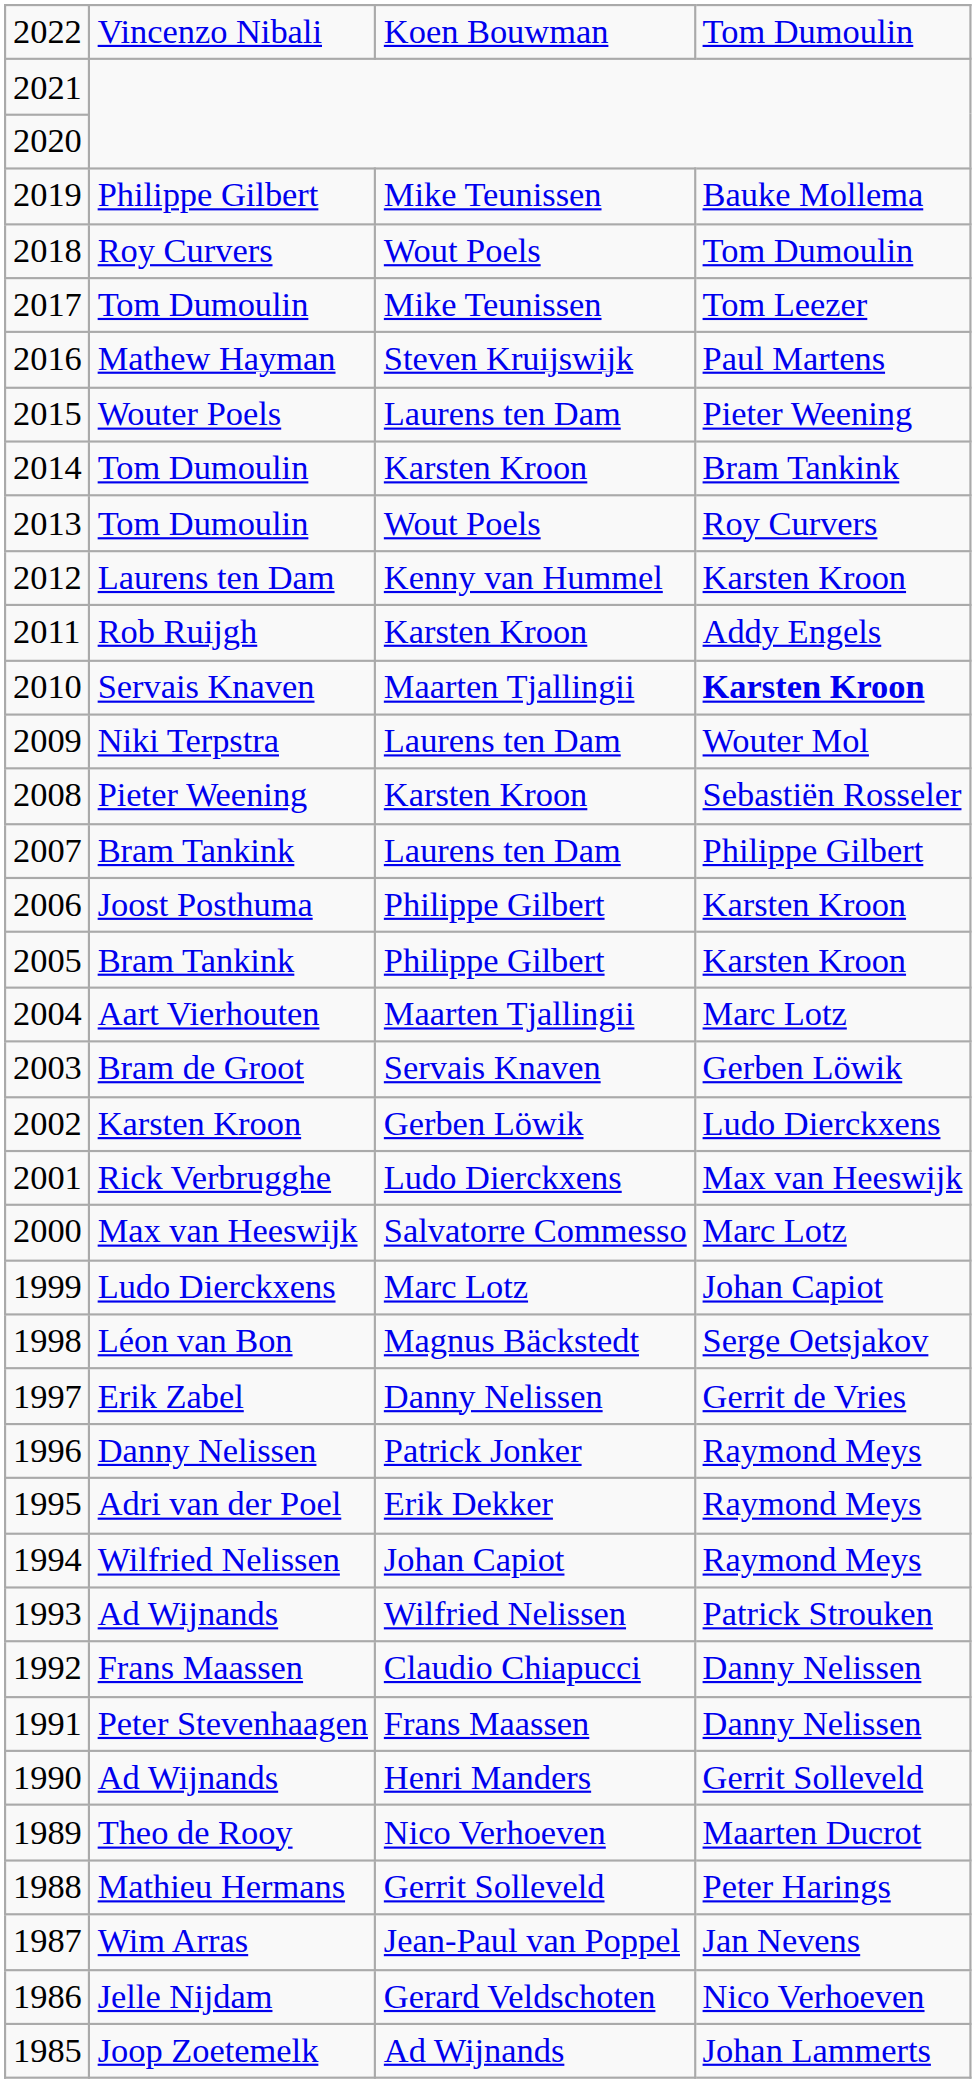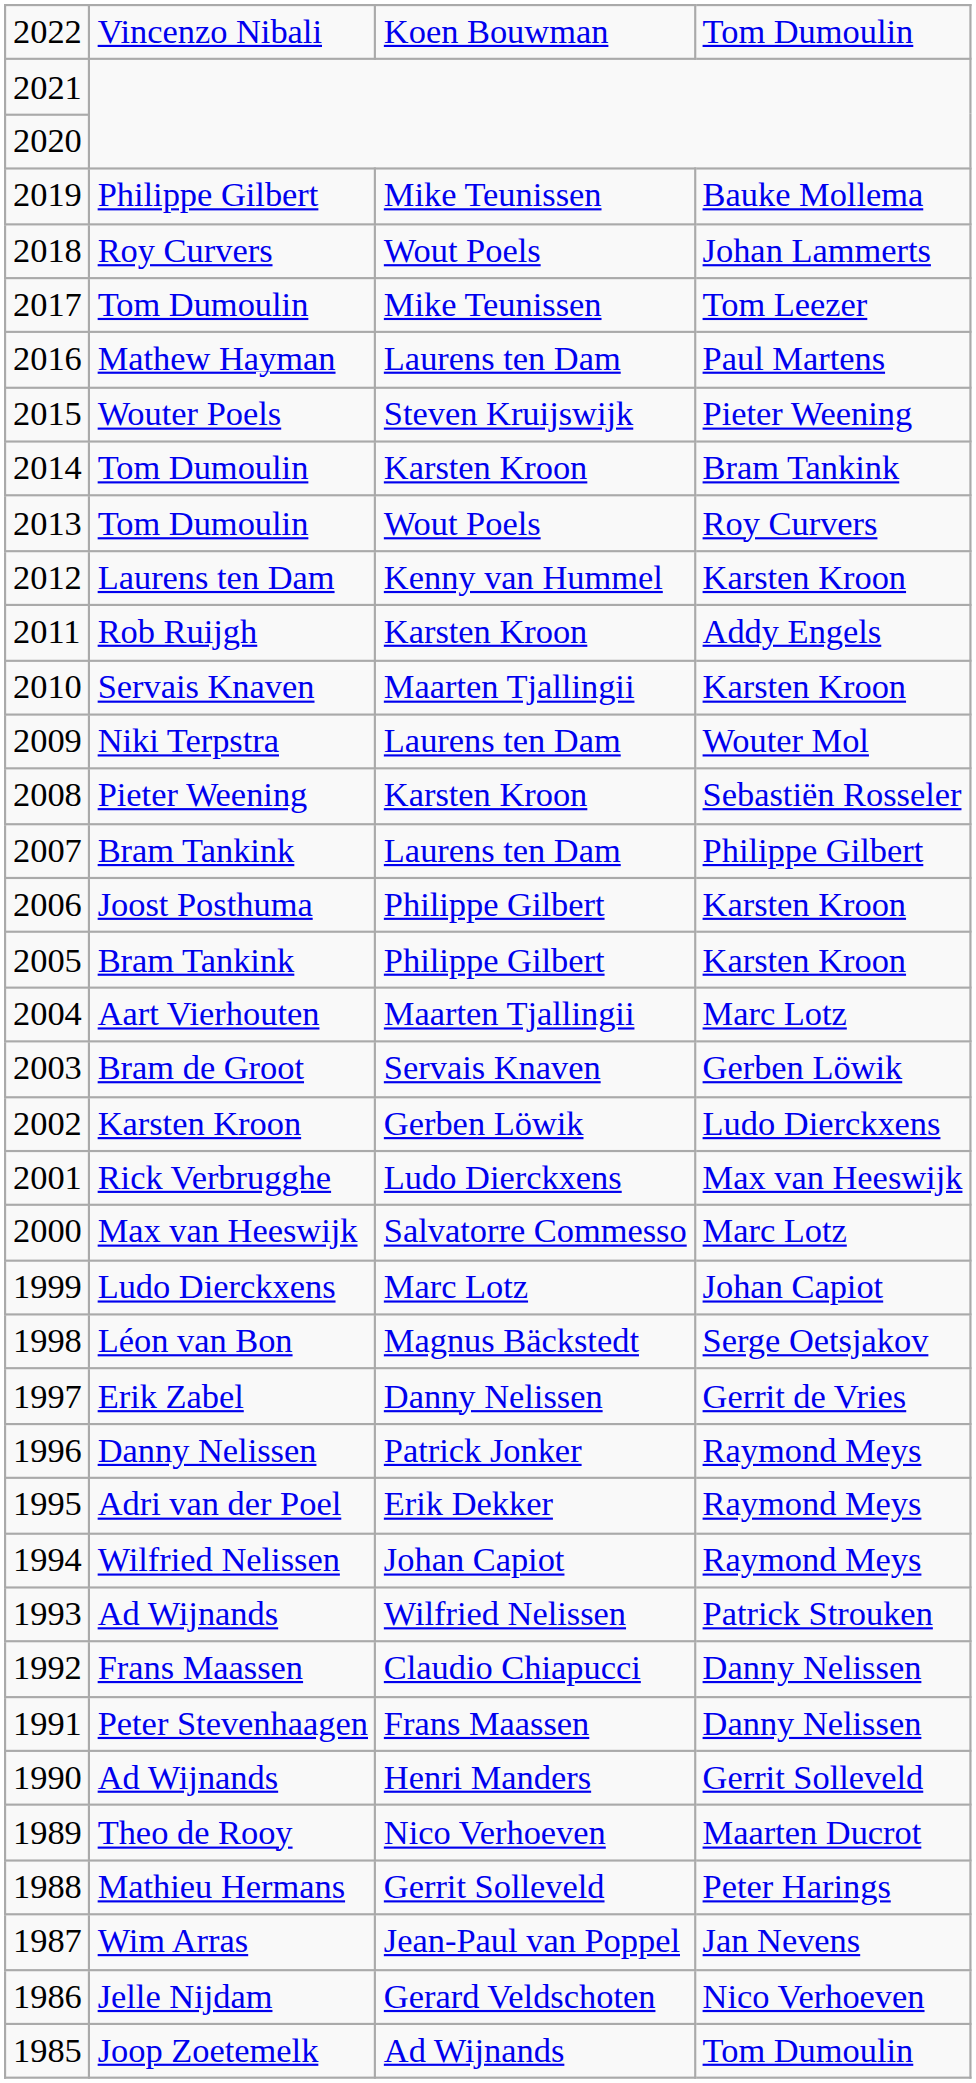(808, 250) Tom Dumoulin -> (817, 250) Johan Lammerts
(509, 359) Steven Kruijswijk -> (502, 359) Laurens ten Dam
(502, 413) Laurens ten Dam -> (509, 413) Steven Kruijswijk
(814, 686) bold -> (804, 686) normal
(817, 2050) Johan Lammerts -> (808, 2050) Tom Dumoulin
